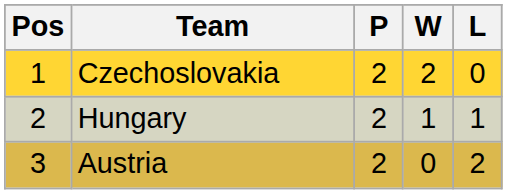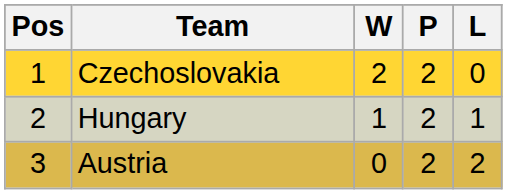columns swapped: (379, 27) <-> (428, 27)
